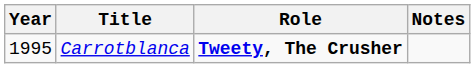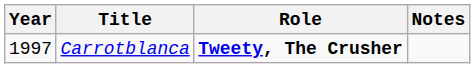(31, 49) 1995 -> (31, 49) 1997
